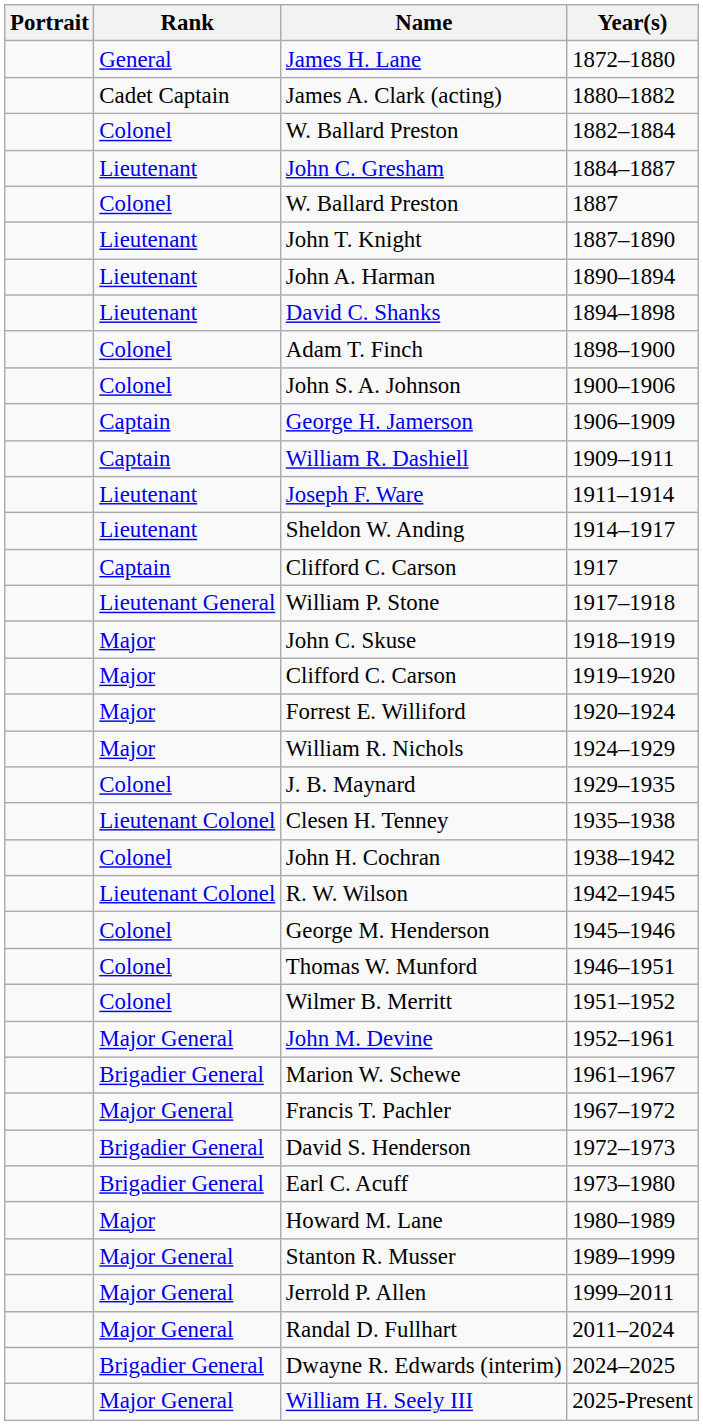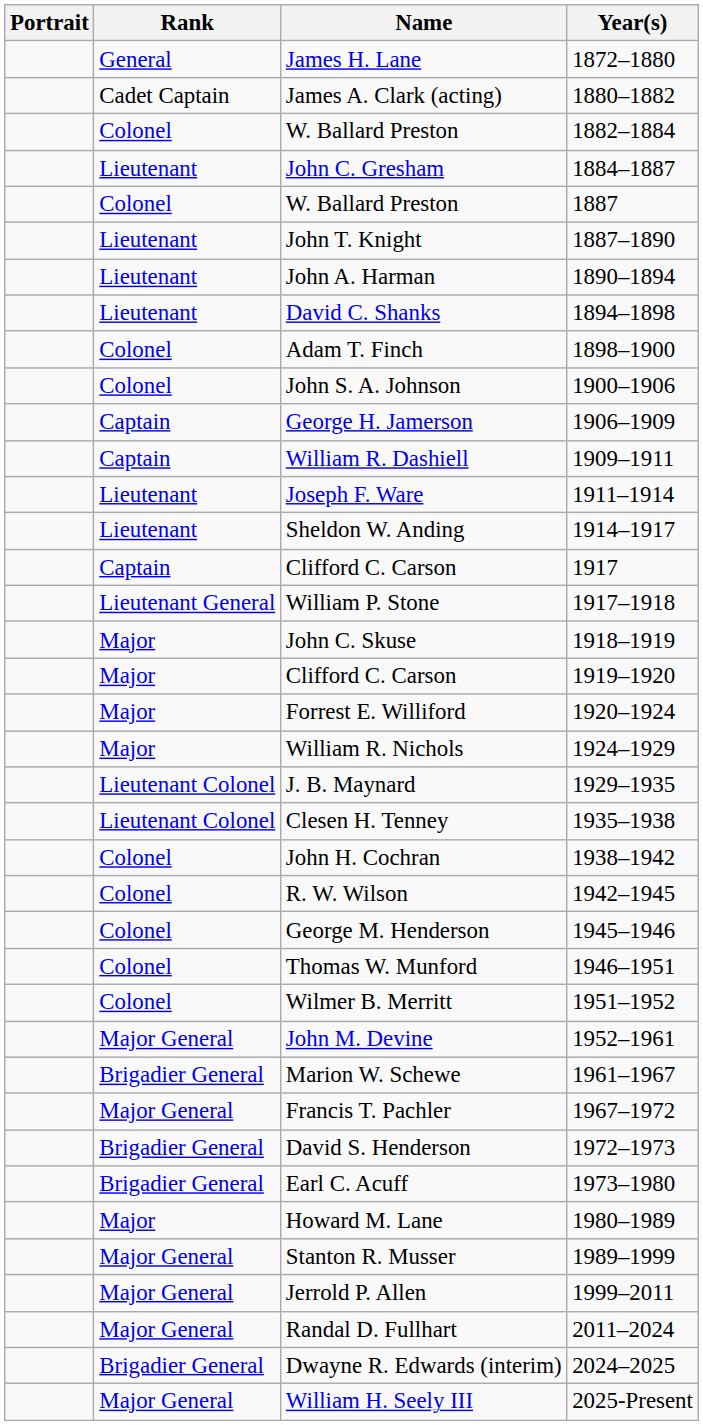(136, 784) Colonel -> (187, 784) Lieutenant Colonel
(187, 893) Lieutenant Colonel -> (136, 893) Colonel
